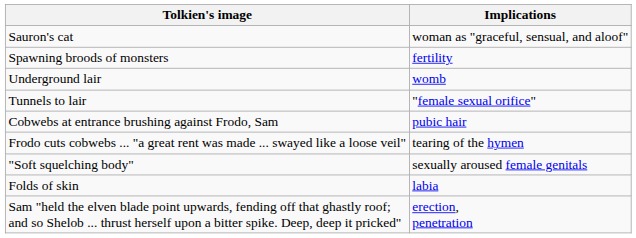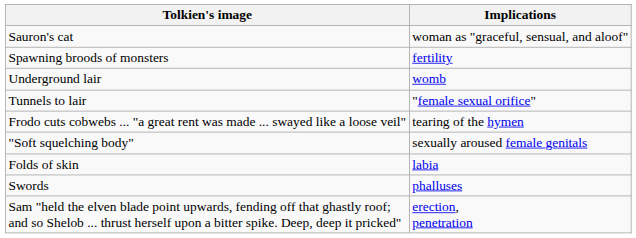- row: (143, 121)
+ row: (29, 185)
